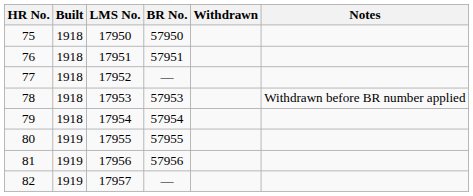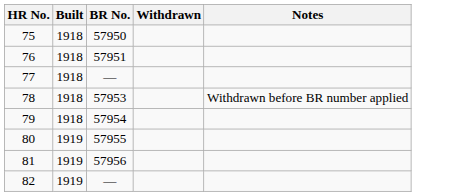- column: (115, 14)
